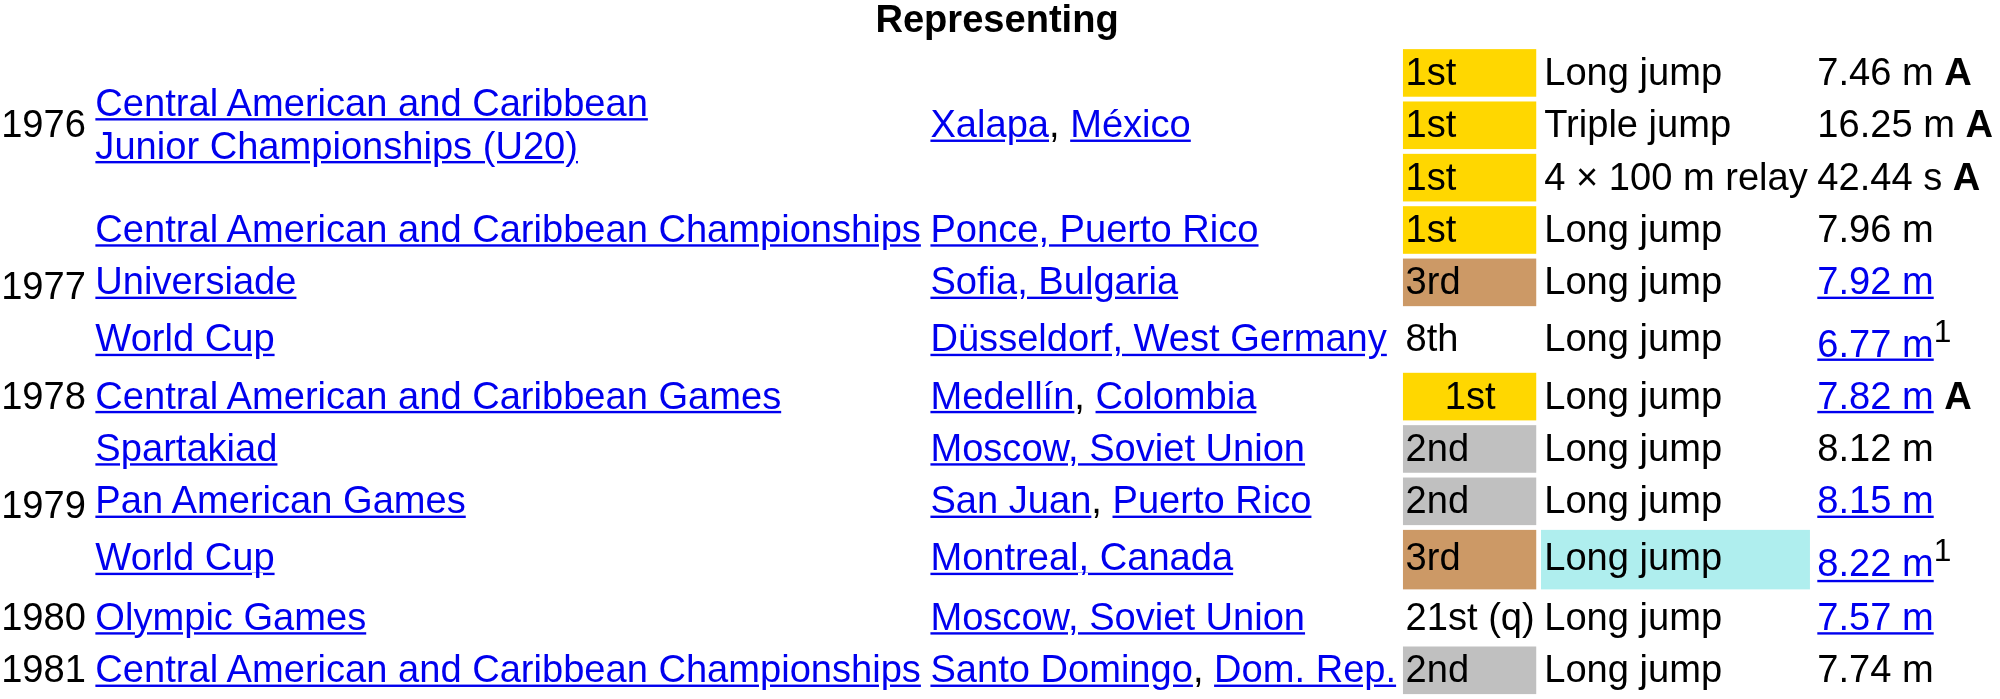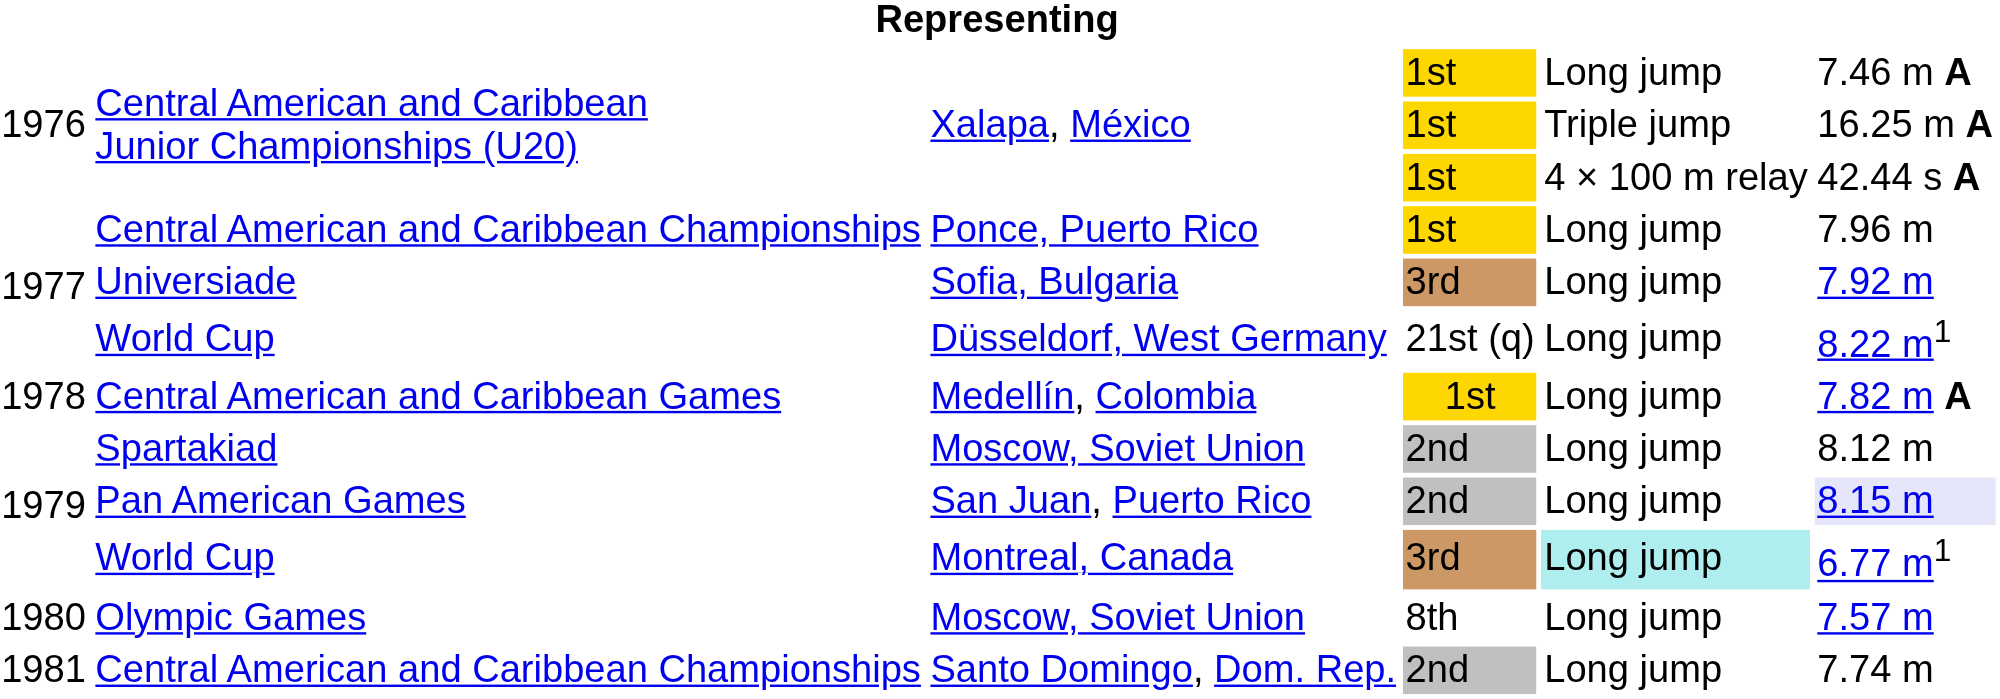(1432, 339) 8th -> (1470, 339) 21st (q)
(1884, 339) 6.77 m1 -> (1884, 339) 8.22 m1
(1876, 501) no background -> (1876, 501) lavender background
(1884, 558) 8.22 m1 -> (1884, 558) 6.77 m1
(1470, 616) 21st (q) -> (1432, 616) 8th
